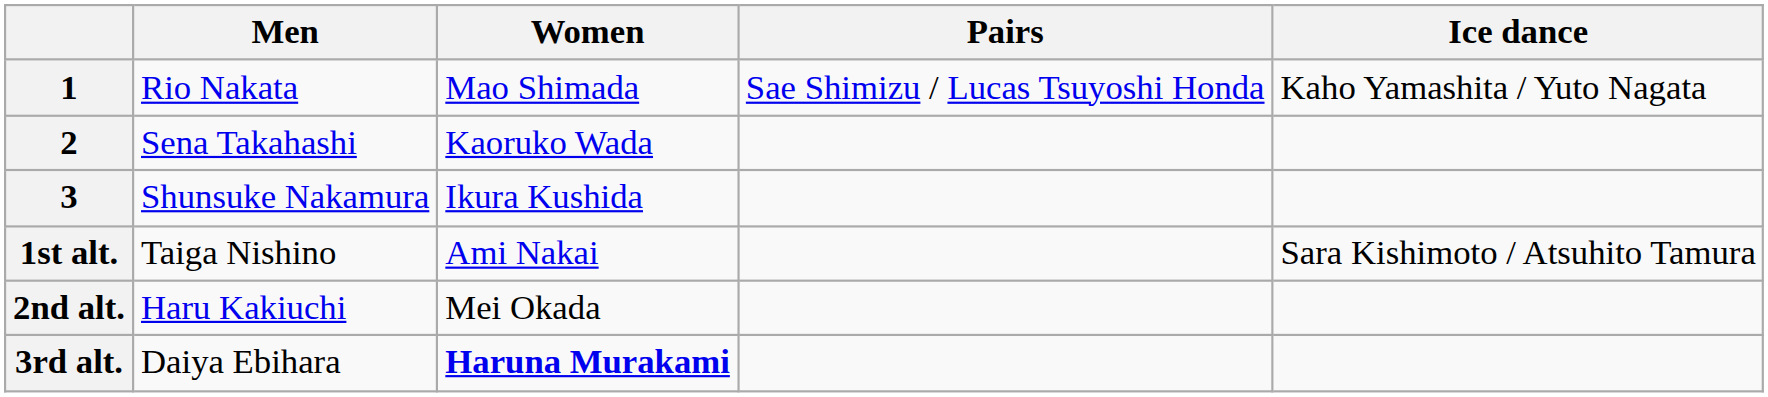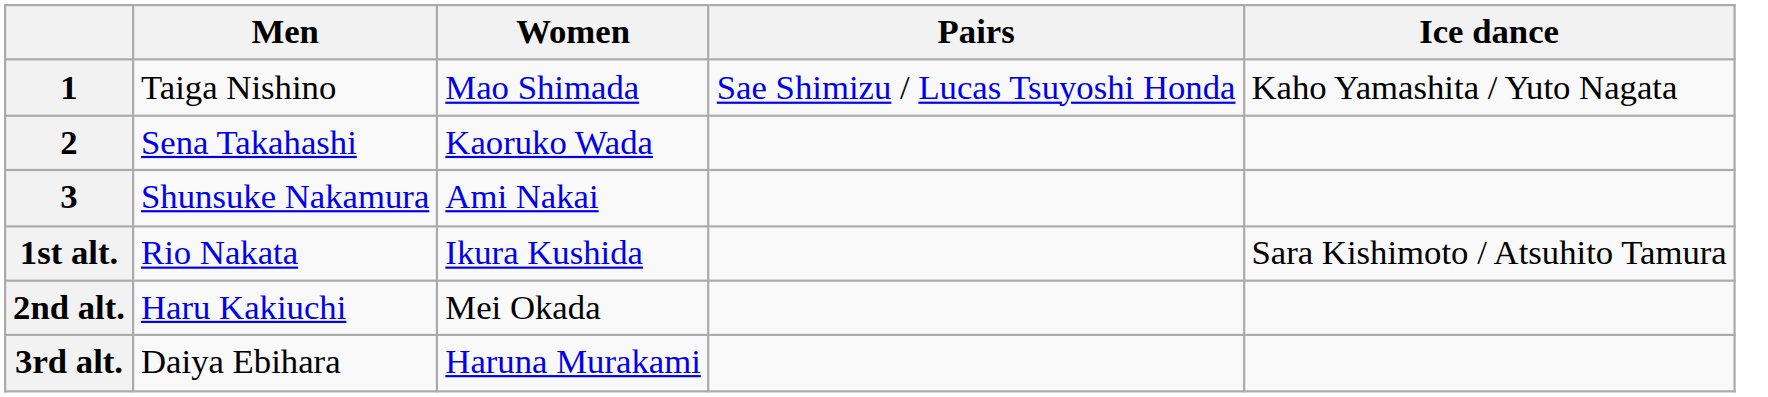(220, 87) Rio Nakata -> (239, 87) Taiga Nishino
(544, 197) Ikura Kushida -> (522, 197) Ami Nakai
(239, 252) Taiga Nishino -> (220, 252) Rio Nakata
(522, 252) Ami Nakai -> (544, 252) Ikura Kushida
(588, 362) bold -> (573, 362) normal
